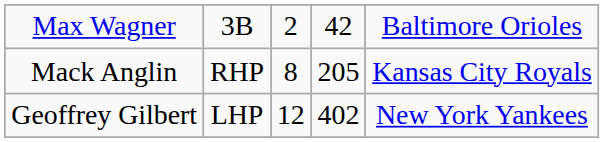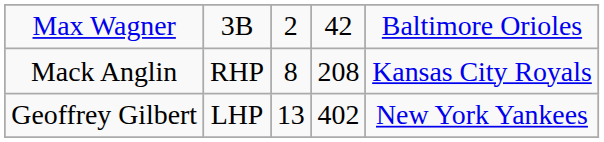(338, 70) 205 -> (338, 70) 208
(291, 114) 12 -> (291, 114) 13
